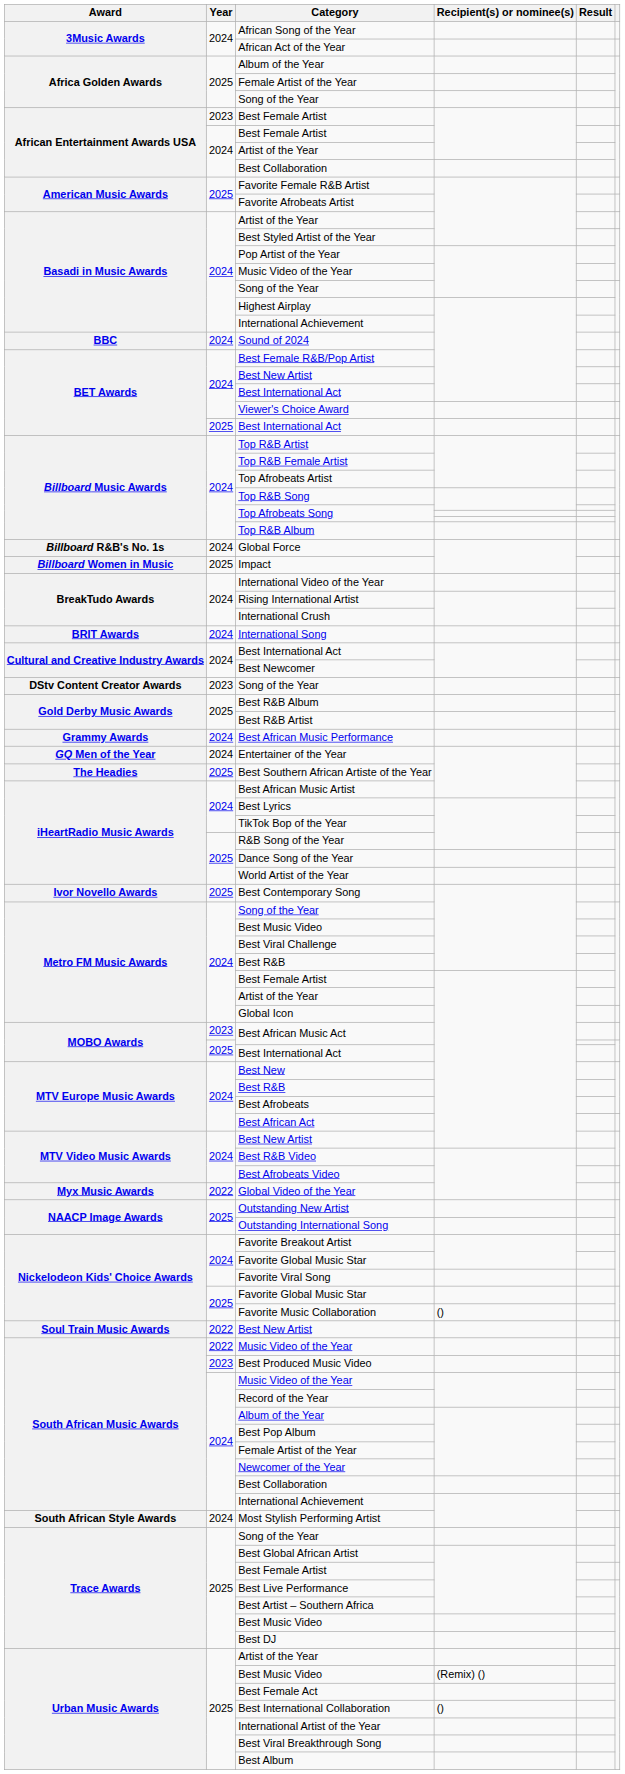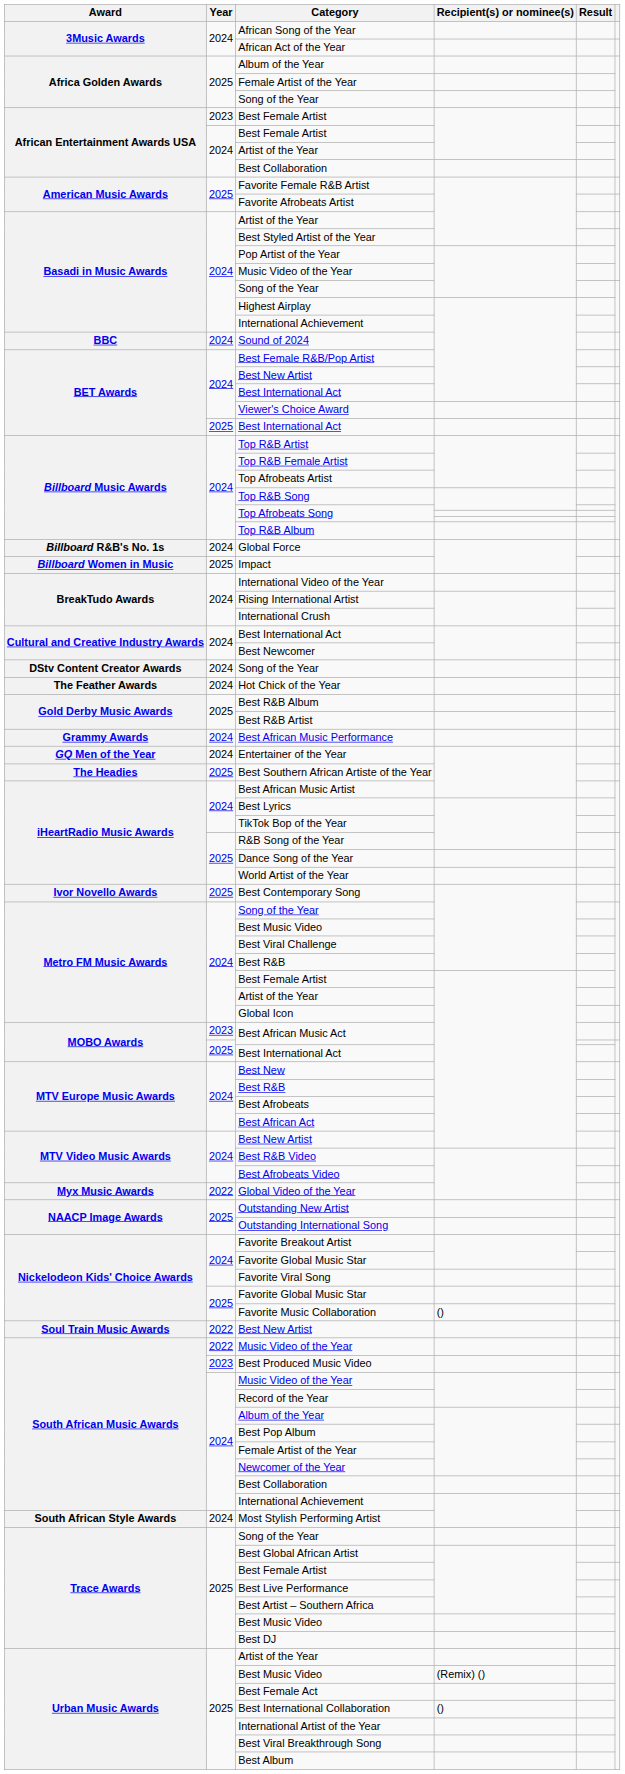- row: (105, 634)
(221, 686) 2023 -> (221, 668) 2024
+ row: (105, 686)
